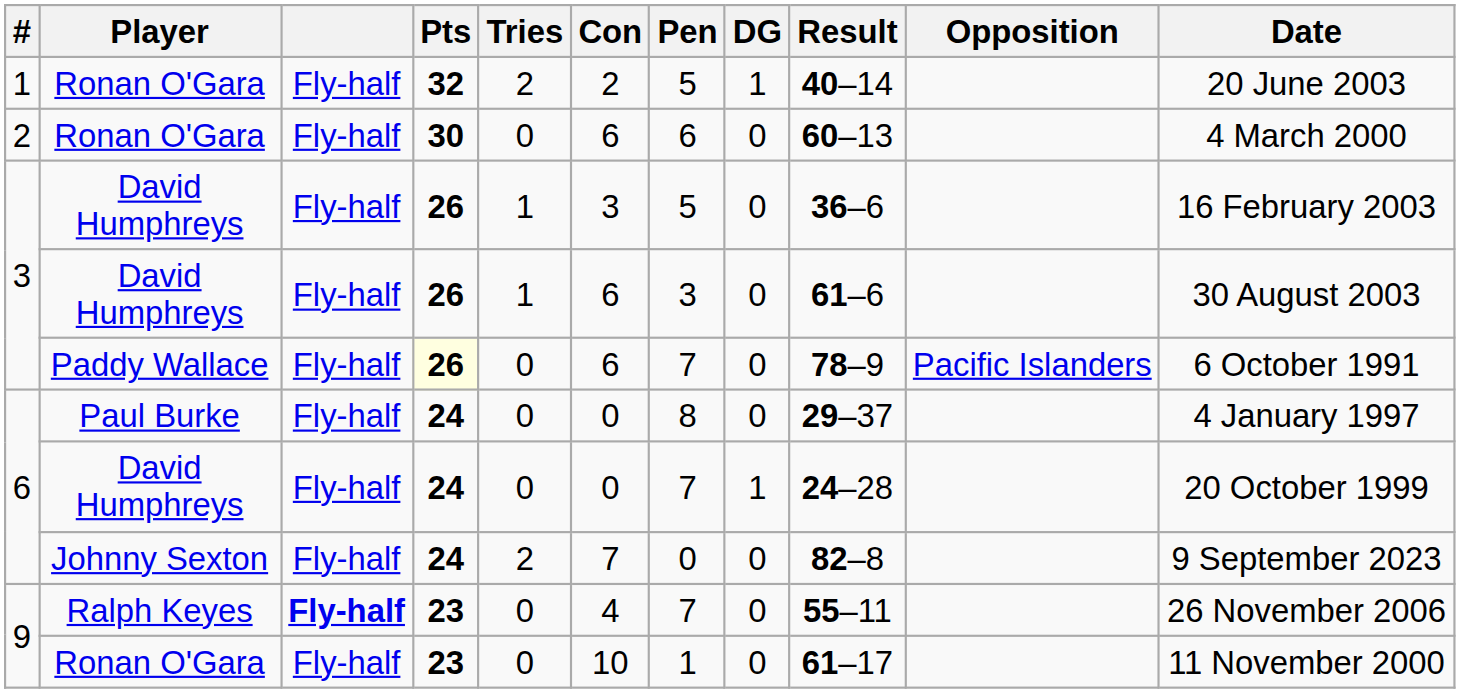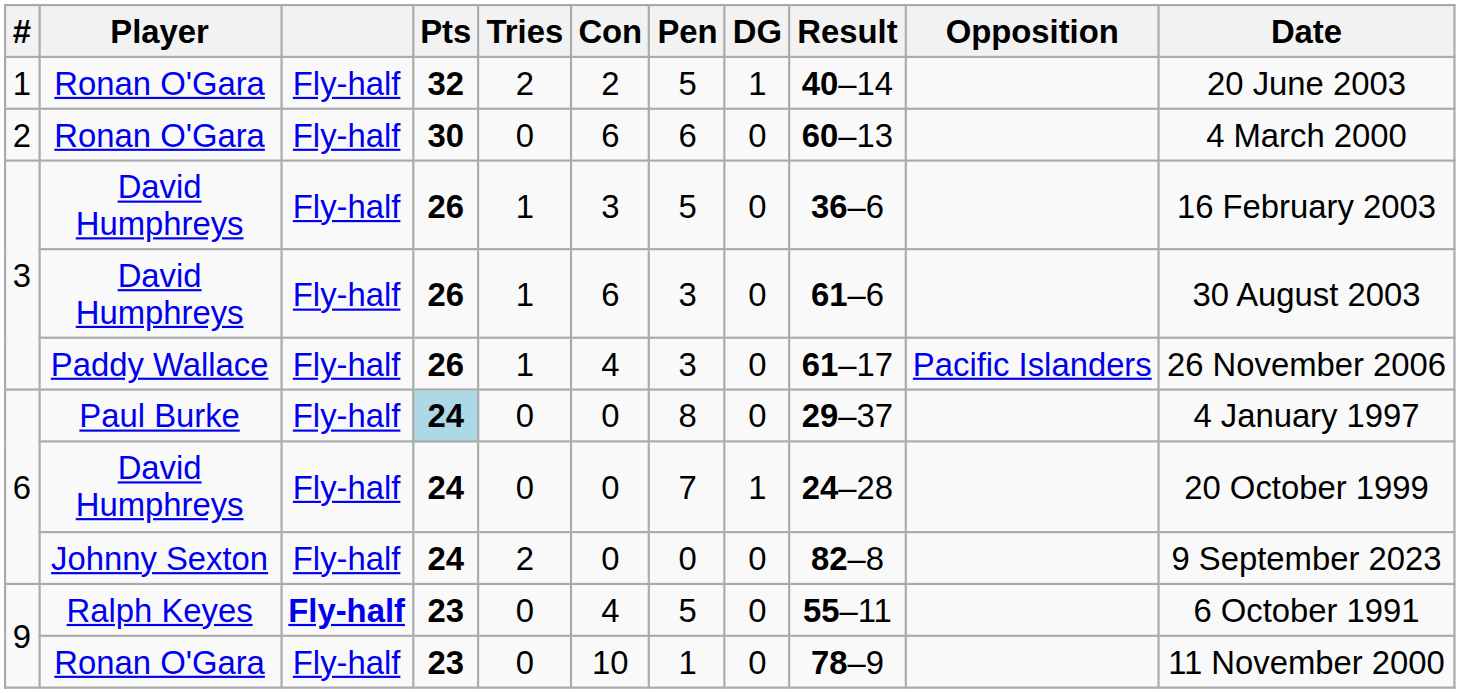(446, 365) lightyellow background -> (446, 365) no background
(525, 365) 0 -> (525, 365) 1
(610, 365) 6 -> (610, 365) 4
(688, 365) 7 -> (688, 365) 3
(847, 365) 78–9 -> (847, 365) 61–17
(1306, 365) 6 October 1991 -> (1306, 365) 26 November 2006
(446, 417) no background -> (446, 417) lightblue background
(610, 557) 7 -> (610, 557) 0
(688, 609) 7 -> (688, 609) 5
(1306, 609) 26 November 2006 -> (1306, 609) 6 October 1991
(847, 661) 61–17 -> (847, 661) 78–9
